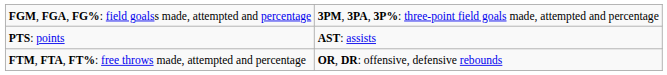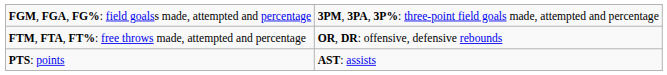rows swapped: (157, 60) <-> (37, 38)
